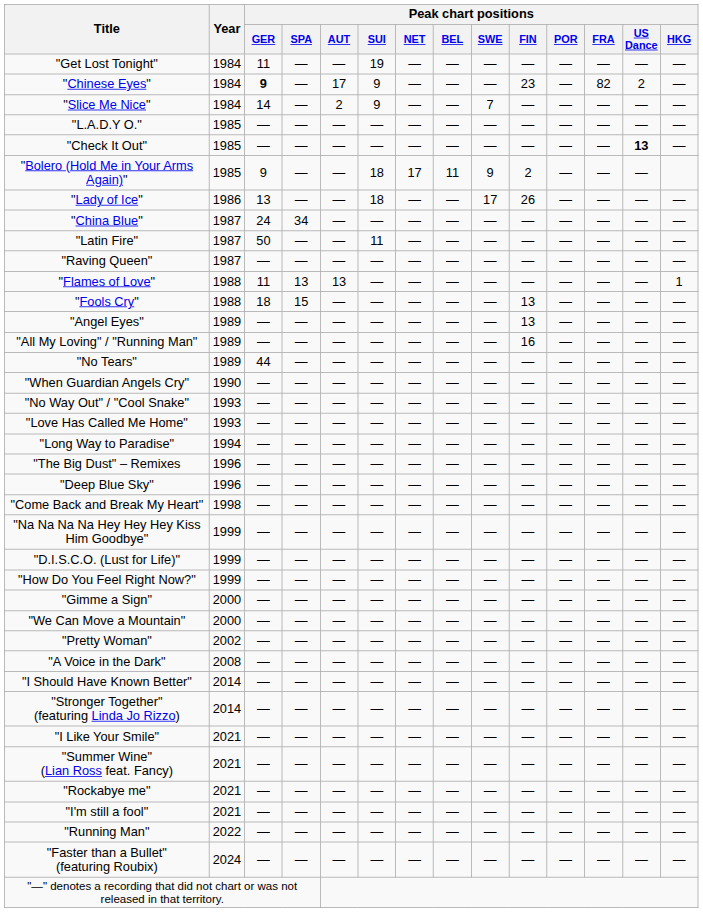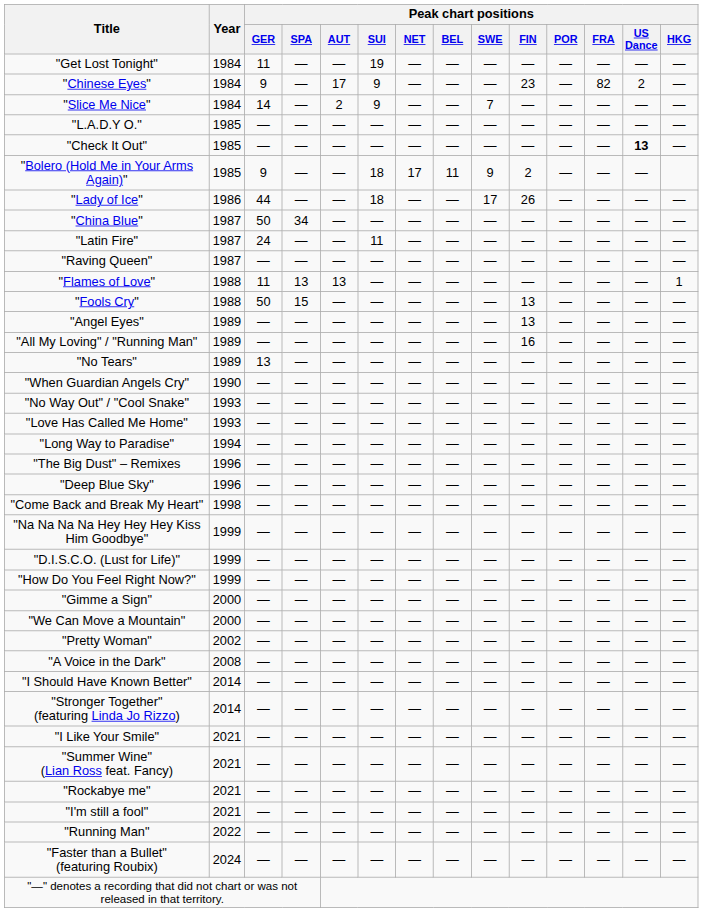(263, 84) bold -> (263, 84) normal
(263, 200) 13 -> (263, 200) 44
(263, 220) 24 -> (263, 220) 50
(263, 240) 50 -> (263, 240) 24
(263, 301) 18 -> (263, 301) 50
(263, 362) 44 -> (263, 362) 13
